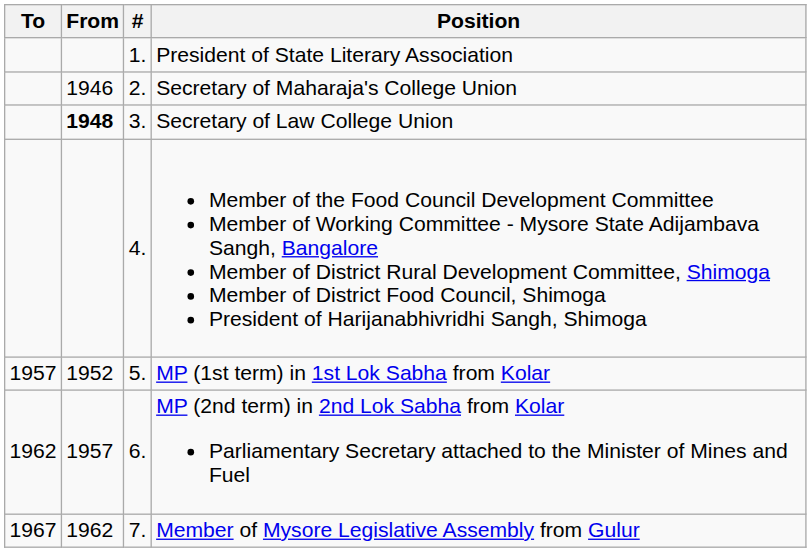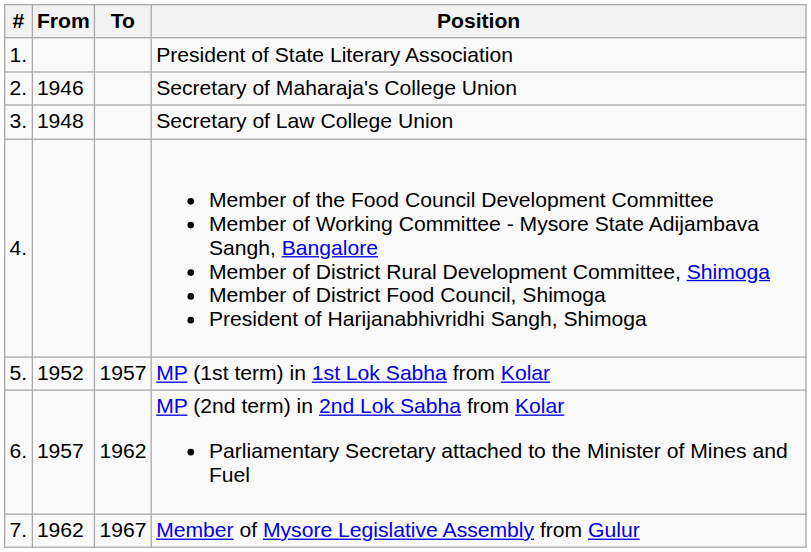columns swapped: (138, 21) <-> (33, 21)
(90, 121) bold -> (60, 121) normal
